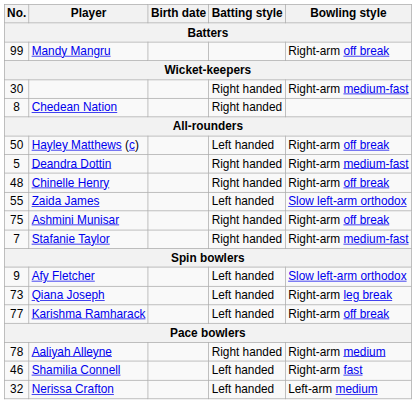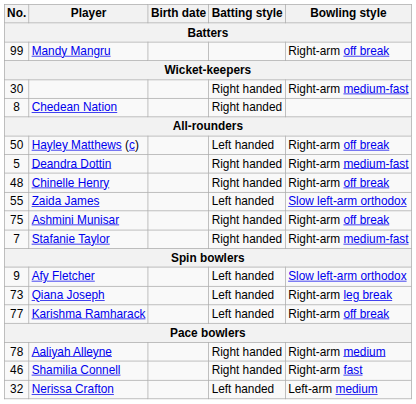(243, 370) Left handed -> (247, 370) Right handed
